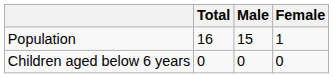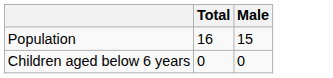- column: (300, 15)
